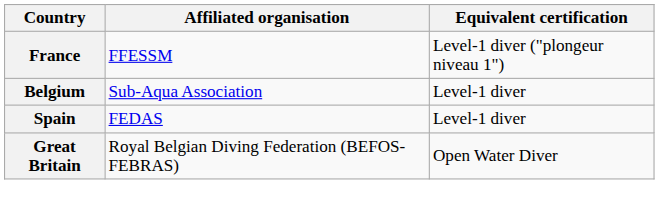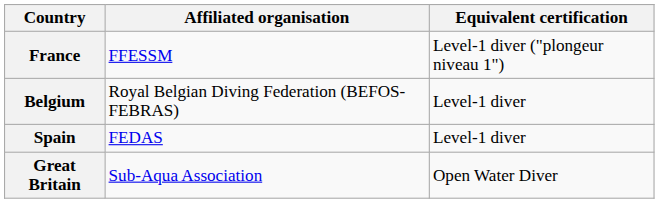(185, 91) Sub-Aqua Association -> (257, 101) Royal Belgian Diving Federation (BEFOS-FEBRAS)
(257, 155) Royal Belgian Diving Federation (BEFOS-FEBRAS) -> (185, 174) Sub-Aqua Association
